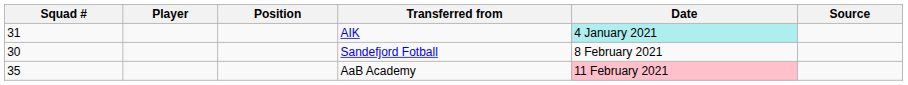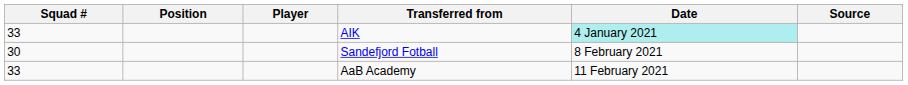columns swapped: (278, 14) <-> (170, 14)
(14, 33) 31 -> (14, 33) 33
(14, 71) 35 -> (14, 71) 33
(621, 71) pink background -> (621, 71) no background
